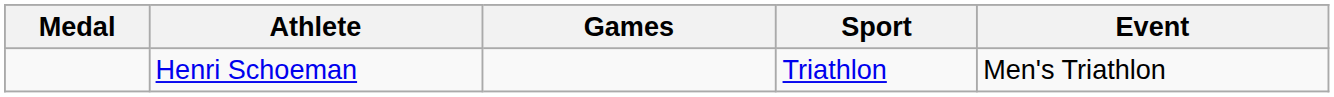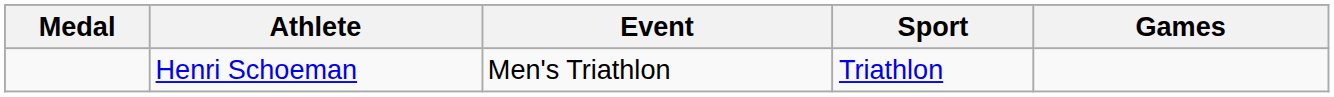columns swapped: (629, 27) <-> (1152, 27)
